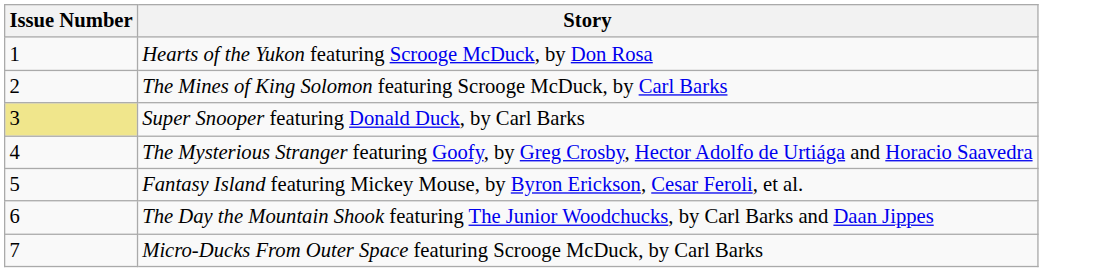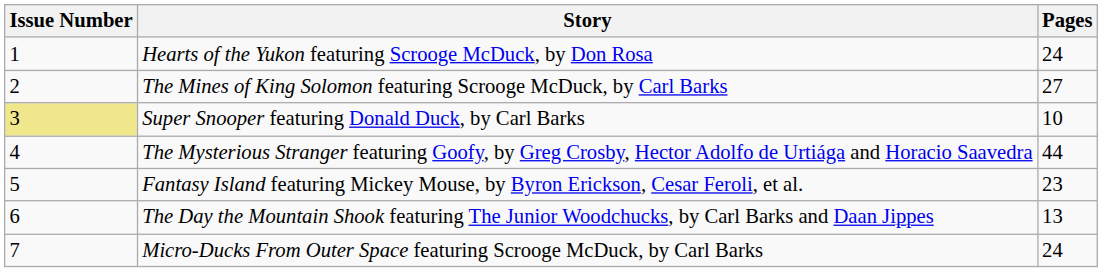+ column: (1067, 20)
